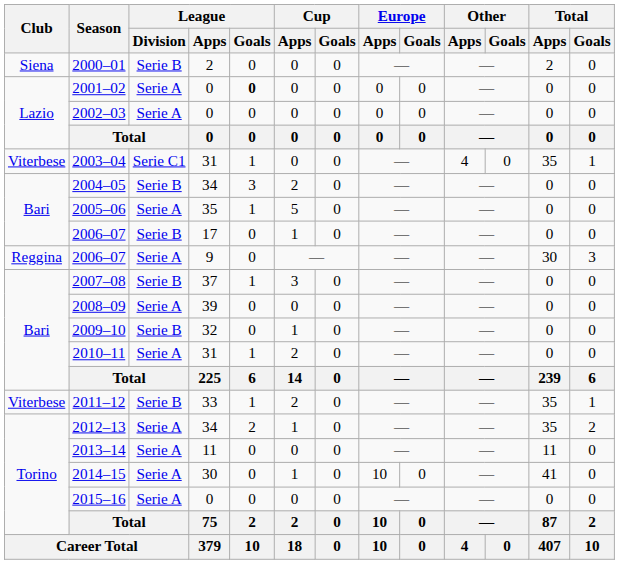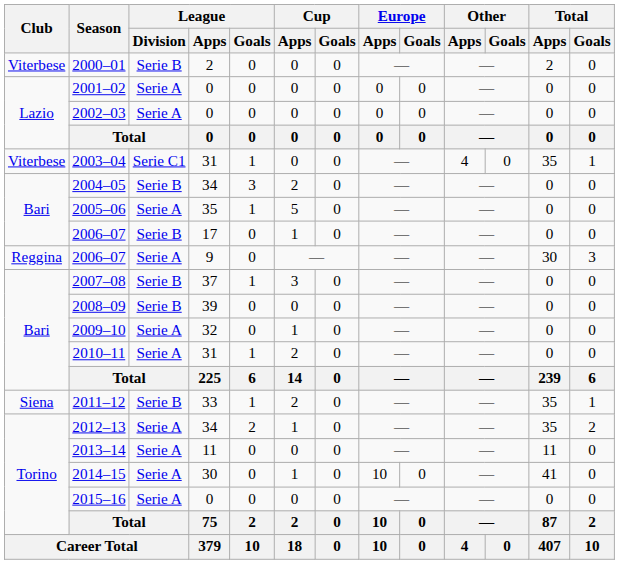(37, 64) Siena -> (37, 64) Viterbese
(252, 88) bold -> (252, 88) normal
(159, 305) Serie A -> (159, 305) Serie B
(159, 329) Serie B -> (159, 329) Serie A
(37, 402) Viterbese -> (37, 402) Siena
